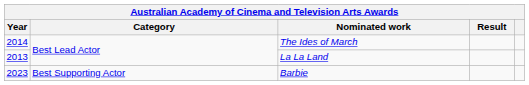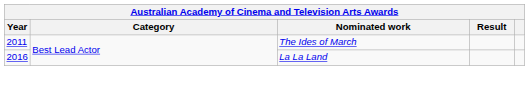(17, 42) 2014 -> (17, 42) 2011
(17, 57) 2013 -> (17, 57) 2016
- row: (294, 73)
